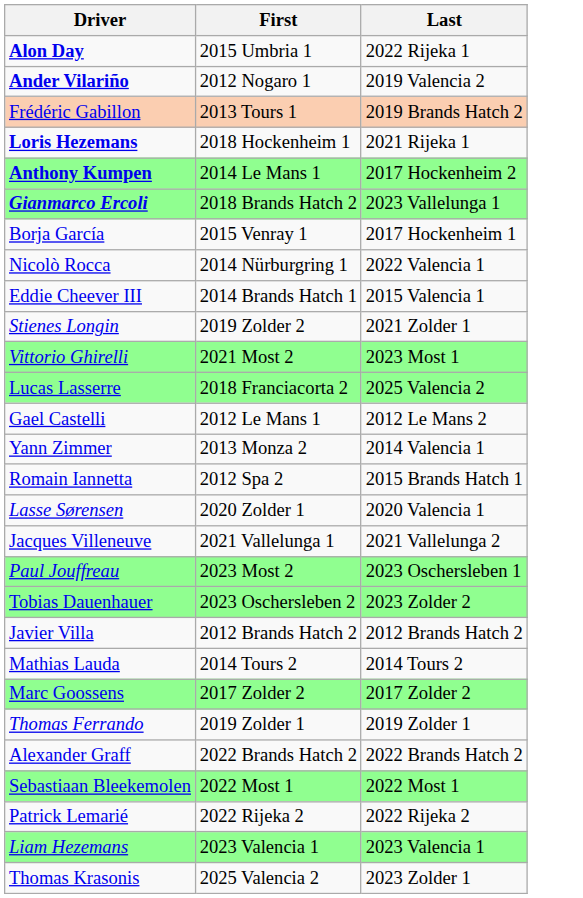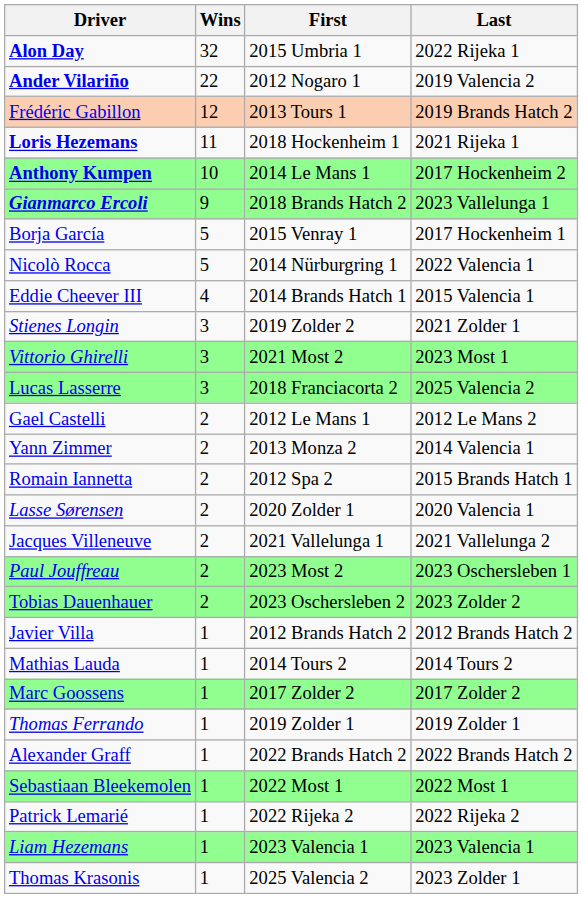+ column: (220, 20)
